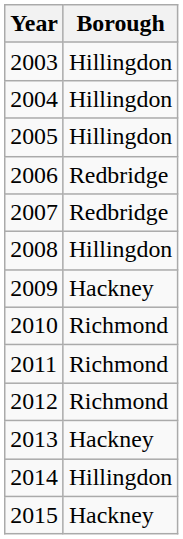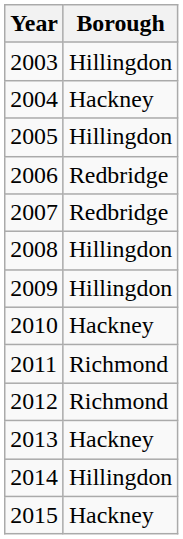(121, 99) Hillingdon -> (111, 99) Hackney
(111, 288) Hackney -> (121, 288) Hillingdon
(119, 325) Richmond -> (111, 325) Hackney
